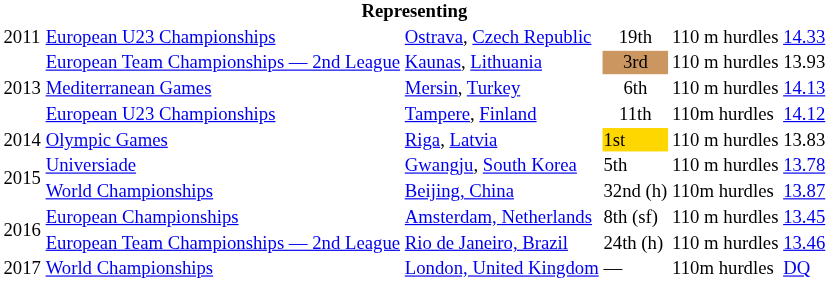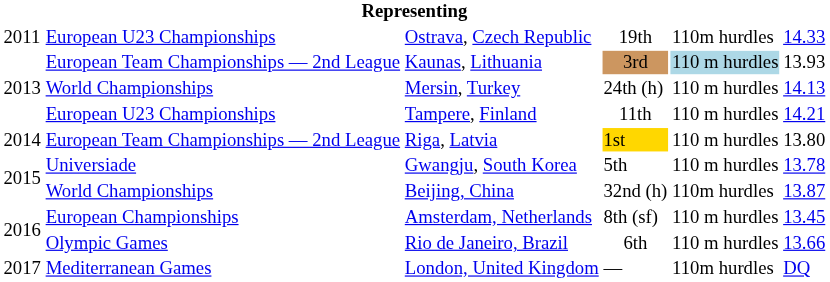(725, 36) 110 m hurdles -> (723, 36) 110m hurdles
(725, 62) no background -> (725, 62) lightblue background
(129, 88) Mediterranean Games -> (129, 88) World Championships
(635, 88) 6th -> (633, 88) 24th (h)
(723, 113) 110m hurdles -> (725, 113) 110 m hurdles
(804, 113) 14.12 -> (804, 113) 14.21
(107, 139) Olympic Games -> (223, 139) European Team Championships — 2nd League
(804, 139) 13.83 -> (804, 139) 13.80
(223, 242) European Team Championships — 2nd League -> (107, 242) Olympic Games
(633, 242) 24th (h) -> (635, 242) 6th
(804, 242) 13.46 -> (804, 242) 13.66
(129, 268) World Championships -> (129, 268) Mediterranean Games
